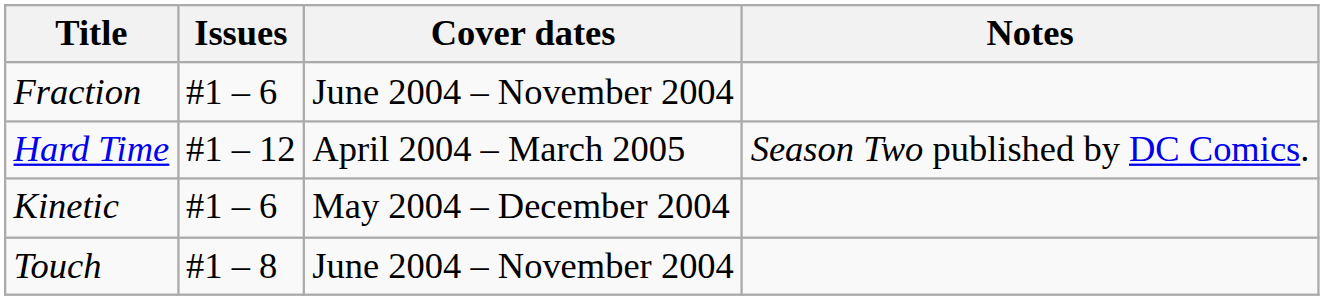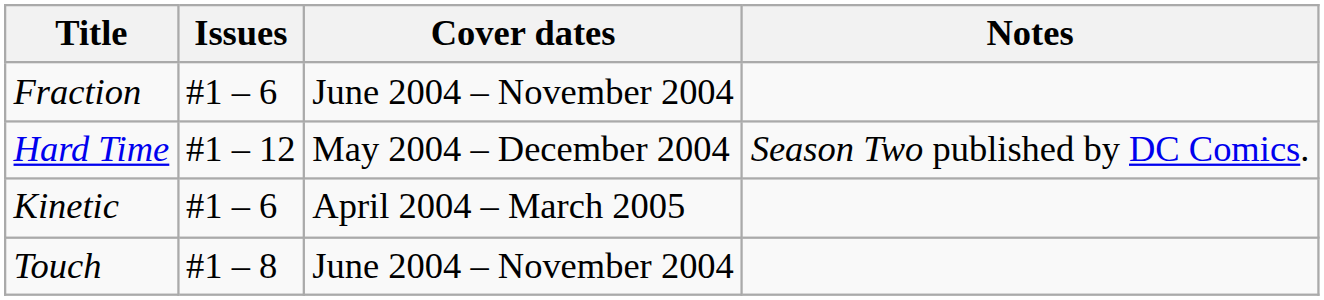(499, 149) April 2004 – March 2005 -> (521, 149) May 2004 – December 2004
(521, 206) May 2004 – December 2004 -> (499, 206) April 2004 – March 2005
